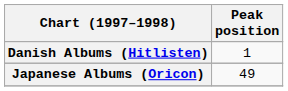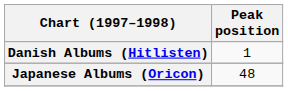(247, 75) 49 -> (247, 75) 48
